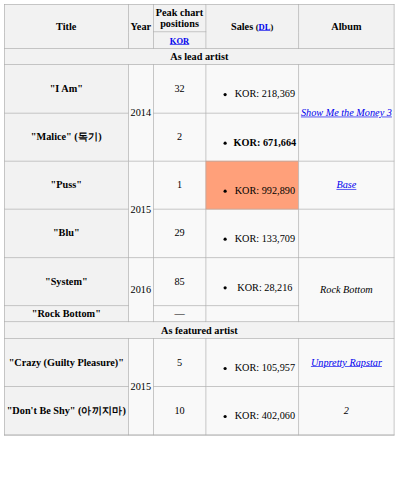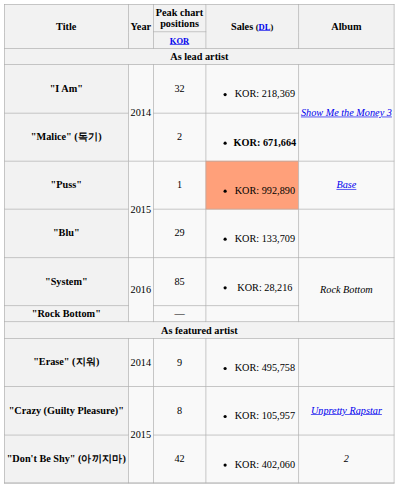+ row: (66, 362)
(180, 362) 5 -> (180, 410) 8
(180, 410) 10 -> (180, 459) 42
